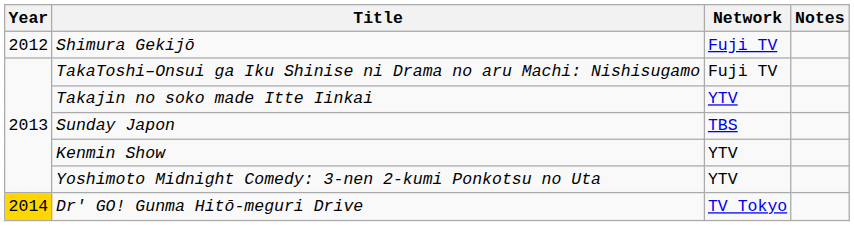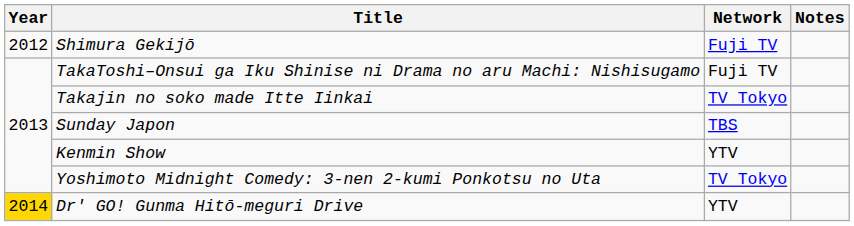(723, 99) YTV -> (748, 99) TV Tokyo
(723, 180) YTV -> (748, 180) TV Tokyo
(748, 206) TV Tokyo -> (723, 206) YTV
